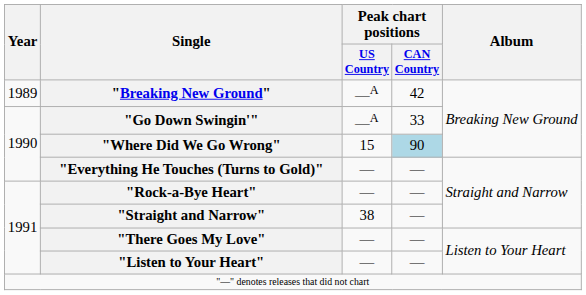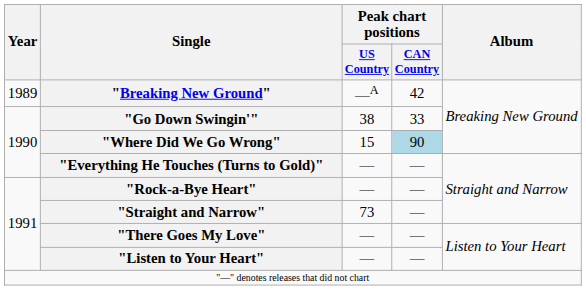(367, 120) —A -> (367, 118) 38
(367, 216) 38 -> (367, 212) 73
